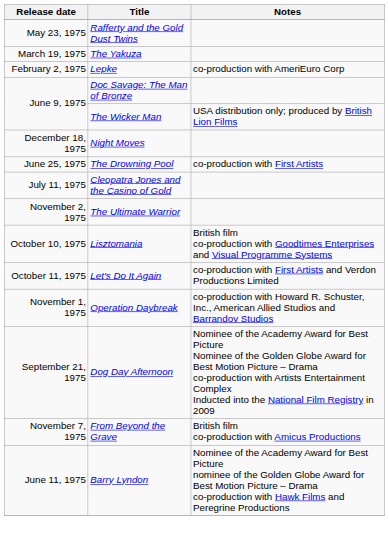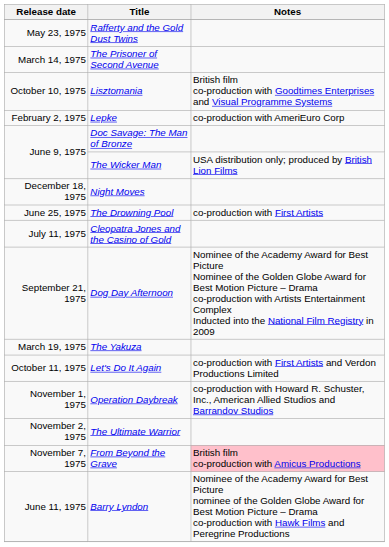+ row: (125, 59)
rows swapped: (116, 54) <-> (116, 243)
rows swapped: (132, 372) <-> (135, 211)
(277, 432) no background -> (277, 458) pink background
